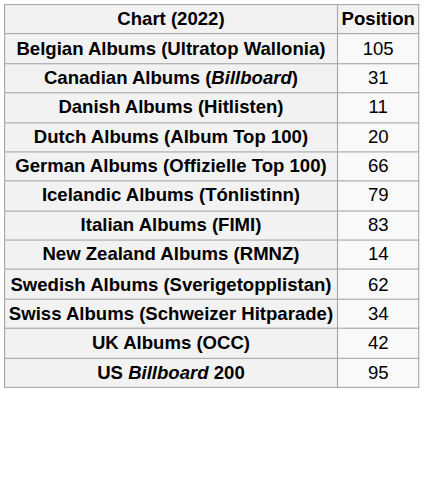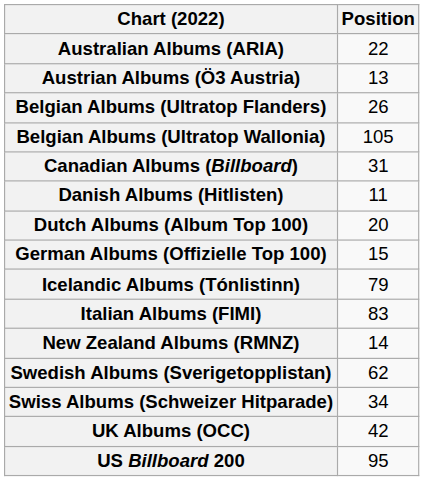+ row: (171, 48)
+ row: (171, 78)
+ row: (171, 107)
(378, 166) 66 -> (378, 254) 15
